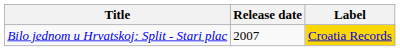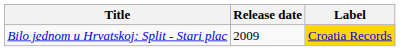(246, 35) 2007 -> (246, 35) 2009
